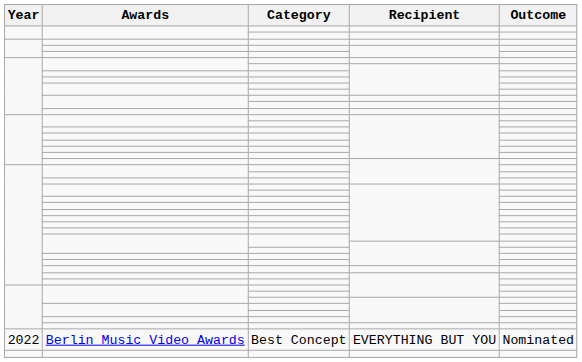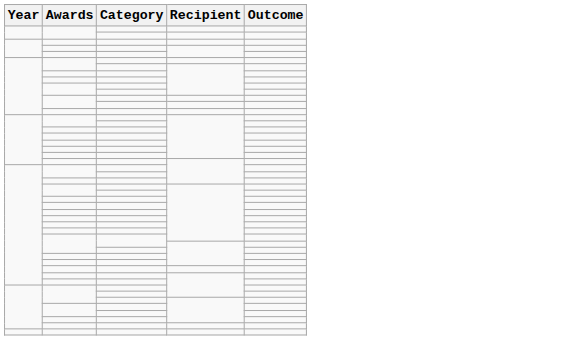- row: (24, 340)
